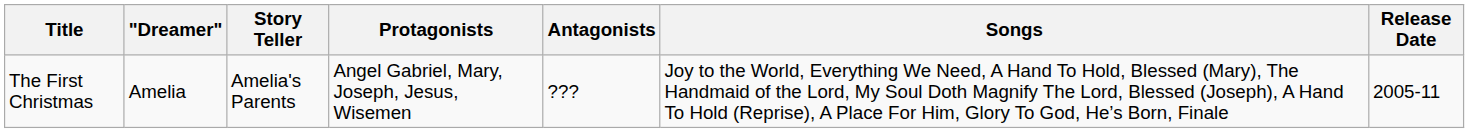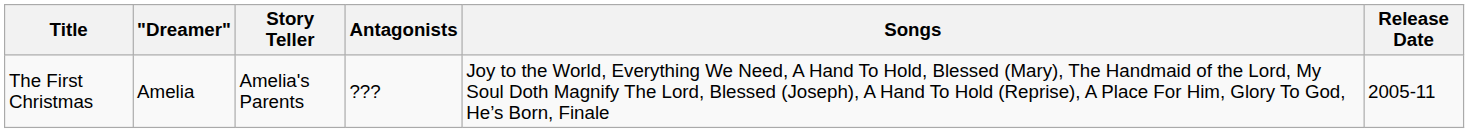- column: (436, 29)
